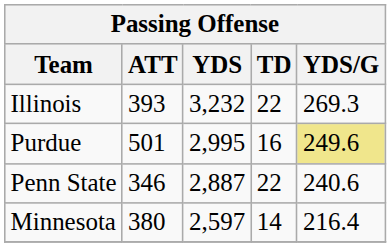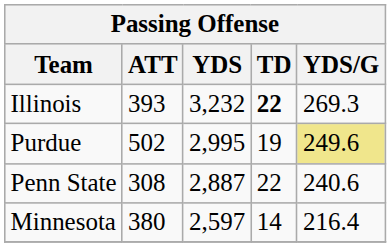(269, 103) normal -> (269, 103) bold
(147, 143) 501 -> (147, 143) 502
(269, 143) 16 -> (269, 143) 19
(147, 182) 346 -> (147, 182) 308
